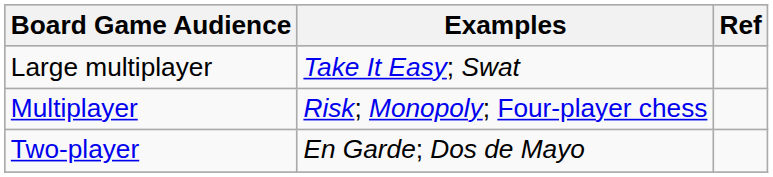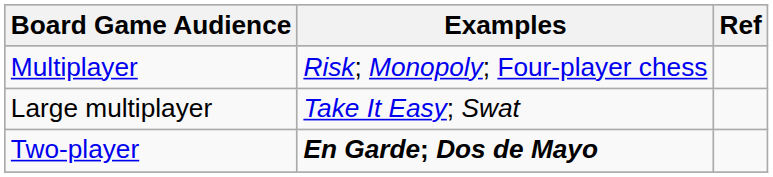rows swapped: (112, 66) <-> (74, 108)
(444, 150) normal -> (451, 150) bold
